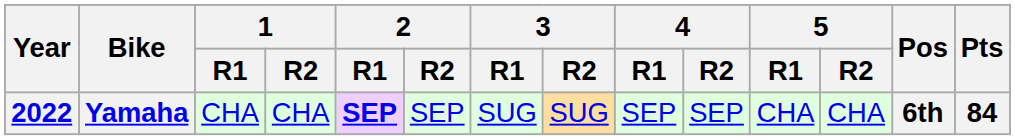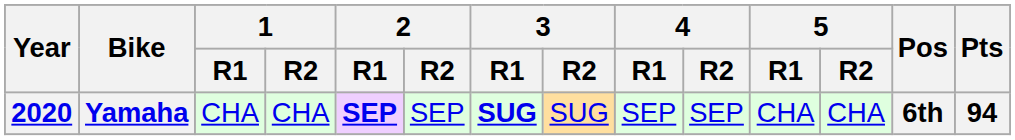(42, 113) 2022 -> (42, 113) 2020
(507, 113) normal -> (507, 113) bold
(982, 113) 84 -> (982, 113) 94
